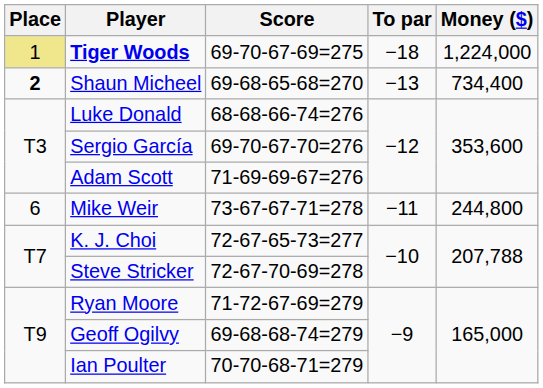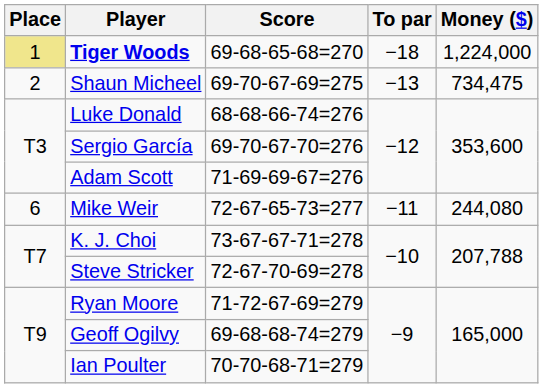(287, 51) 69-70-67-69=275 -> (287, 51) 69-68-65-68=270
(35, 83) bold -> (35, 83) normal
(287, 83) 69-68-65-68=270 -> (287, 83) 69-70-67-69=275
(487, 83) 734,400 -> (487, 83) 734,475
(287, 209) 73-67-67-71=278 -> (287, 209) 72-67-65-73=277
(487, 209) 244,800 -> (487, 209) 244,080
(287, 240) 72-67-65-73=277 -> (287, 240) 73-67-67-71=278
